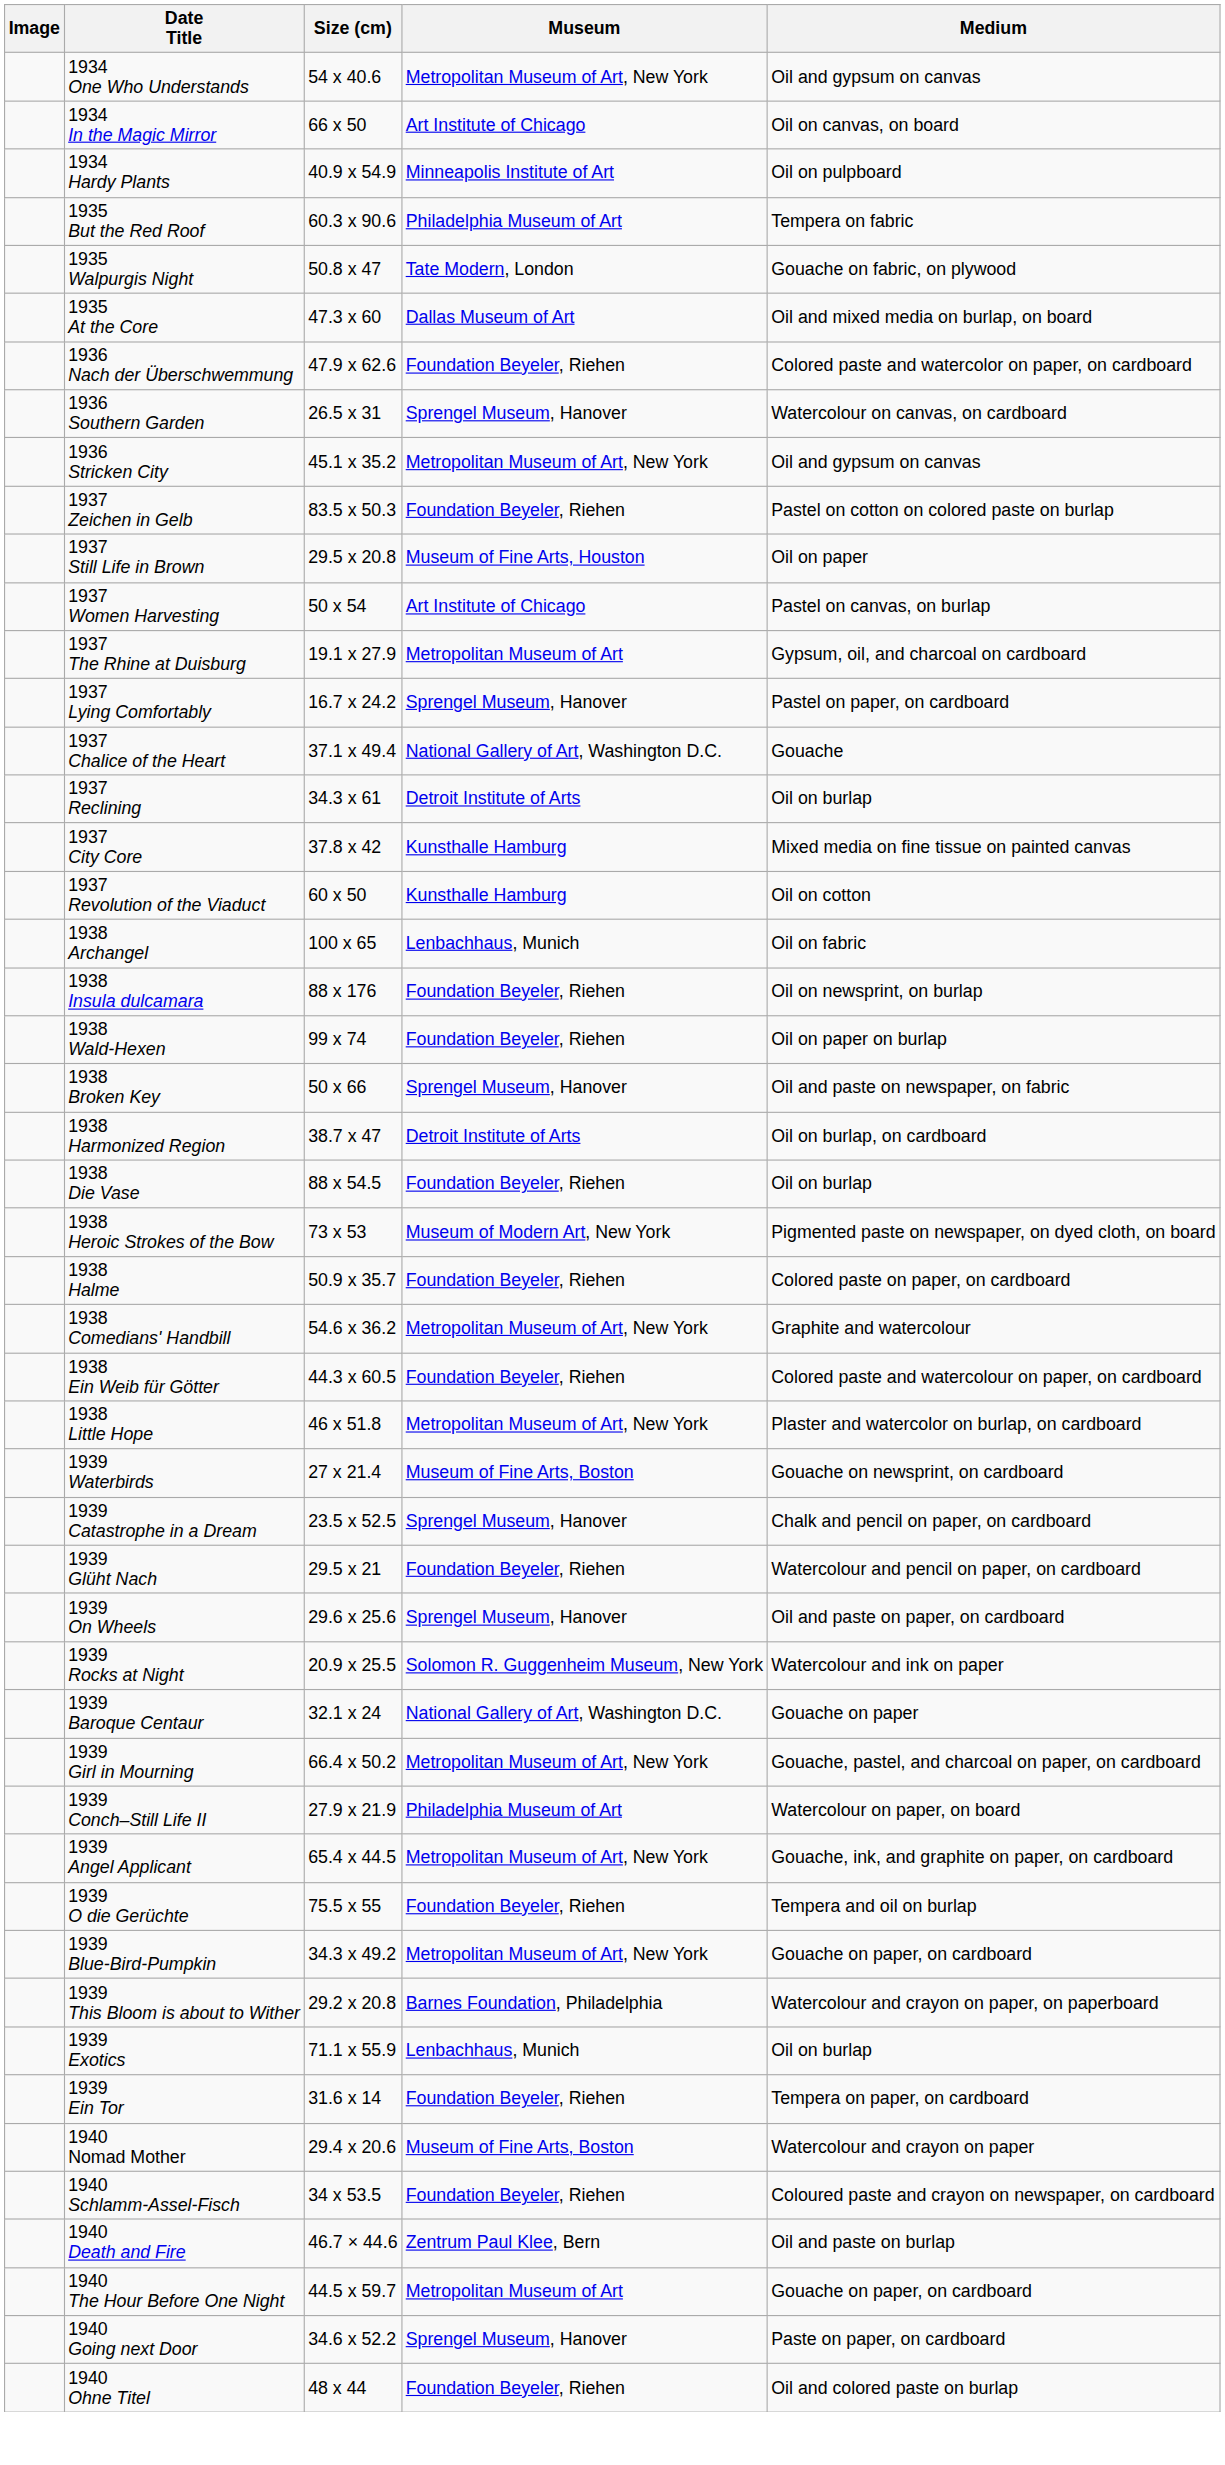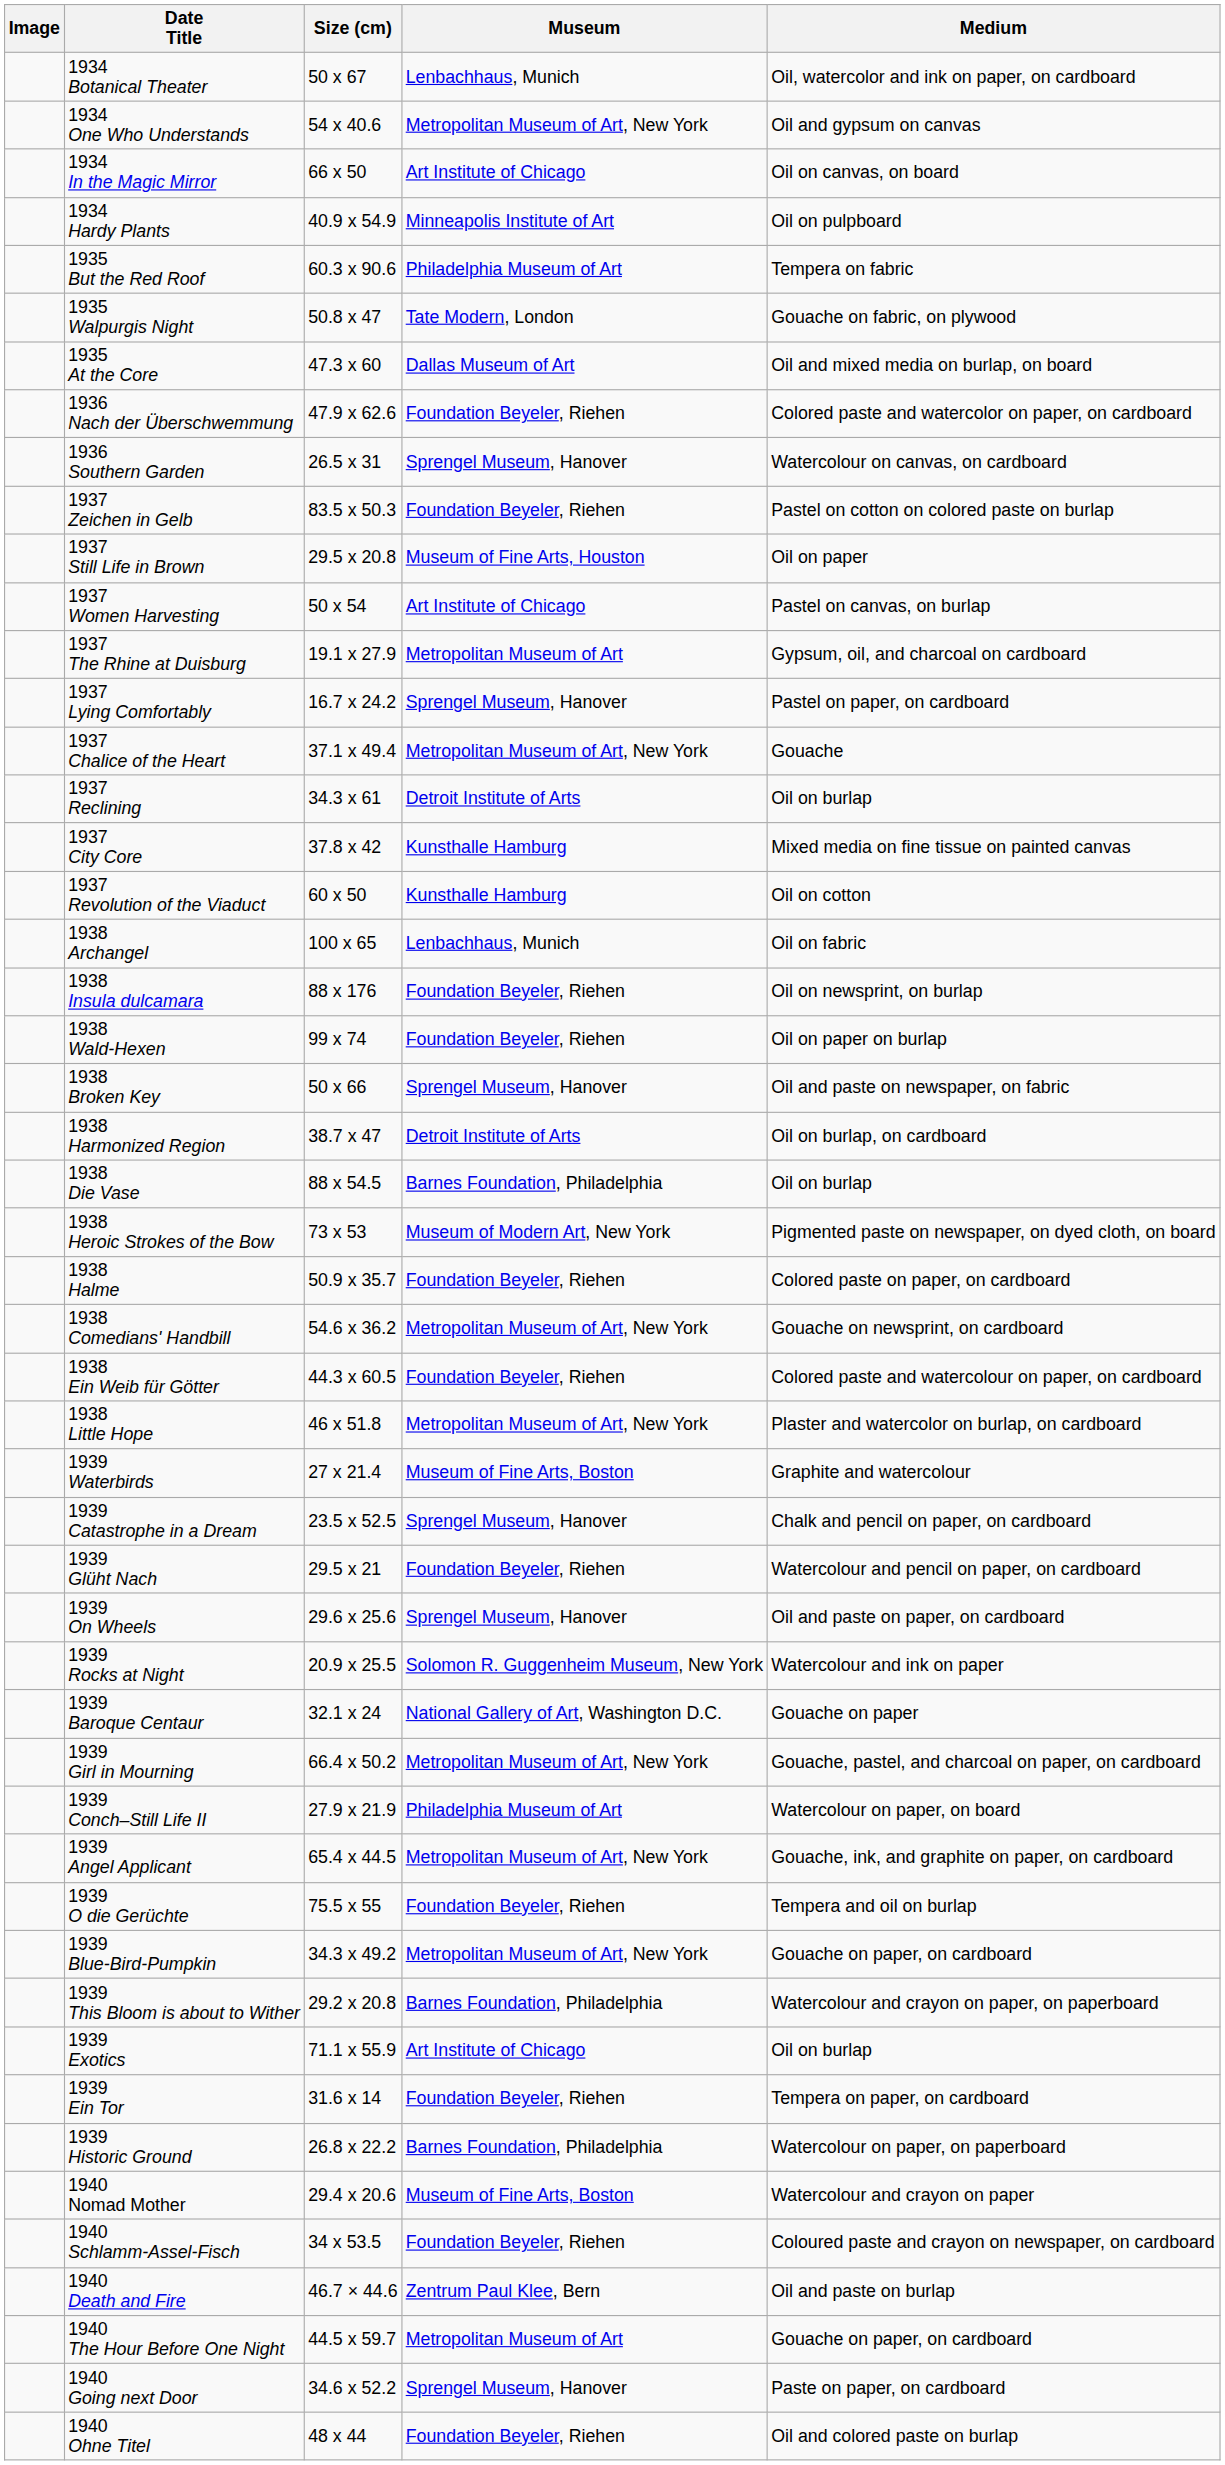+ row: (138, 76)
- row: (118, 461)
(564, 750) National Gallery of Art, Washington D.C. -> (557, 750) Metropolitan Museum of Art, New York
(515, 1184) Foundation Beyeler, Riehen -> (534, 1184) Barnes Foundation, Philadelphia
(871, 1328) Graphite and watercolour -> (917, 1328) Gouache on newsprint, on cardboard
(917, 1472) Gouache on newsprint, on cardboard -> (871, 1472) Graphite and watercolour
(493, 2050) Lenbachhaus, Munich -> (496, 2050) Art Institute of Chicago
+ row: (130, 2147)
